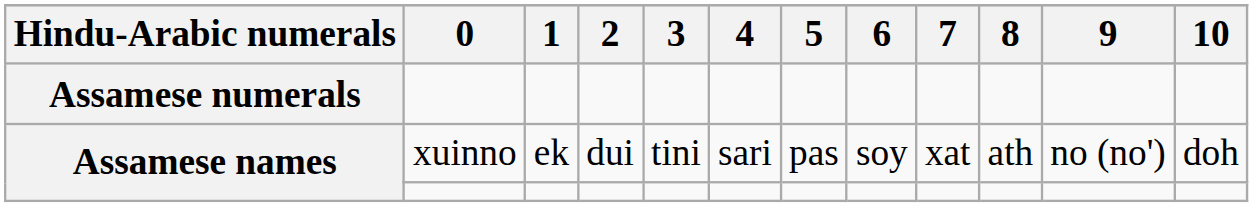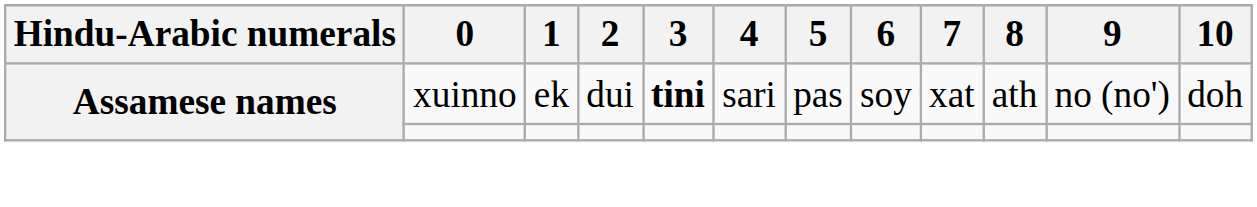- row: (205, 93)
(676, 152) normal -> (678, 93) bold
